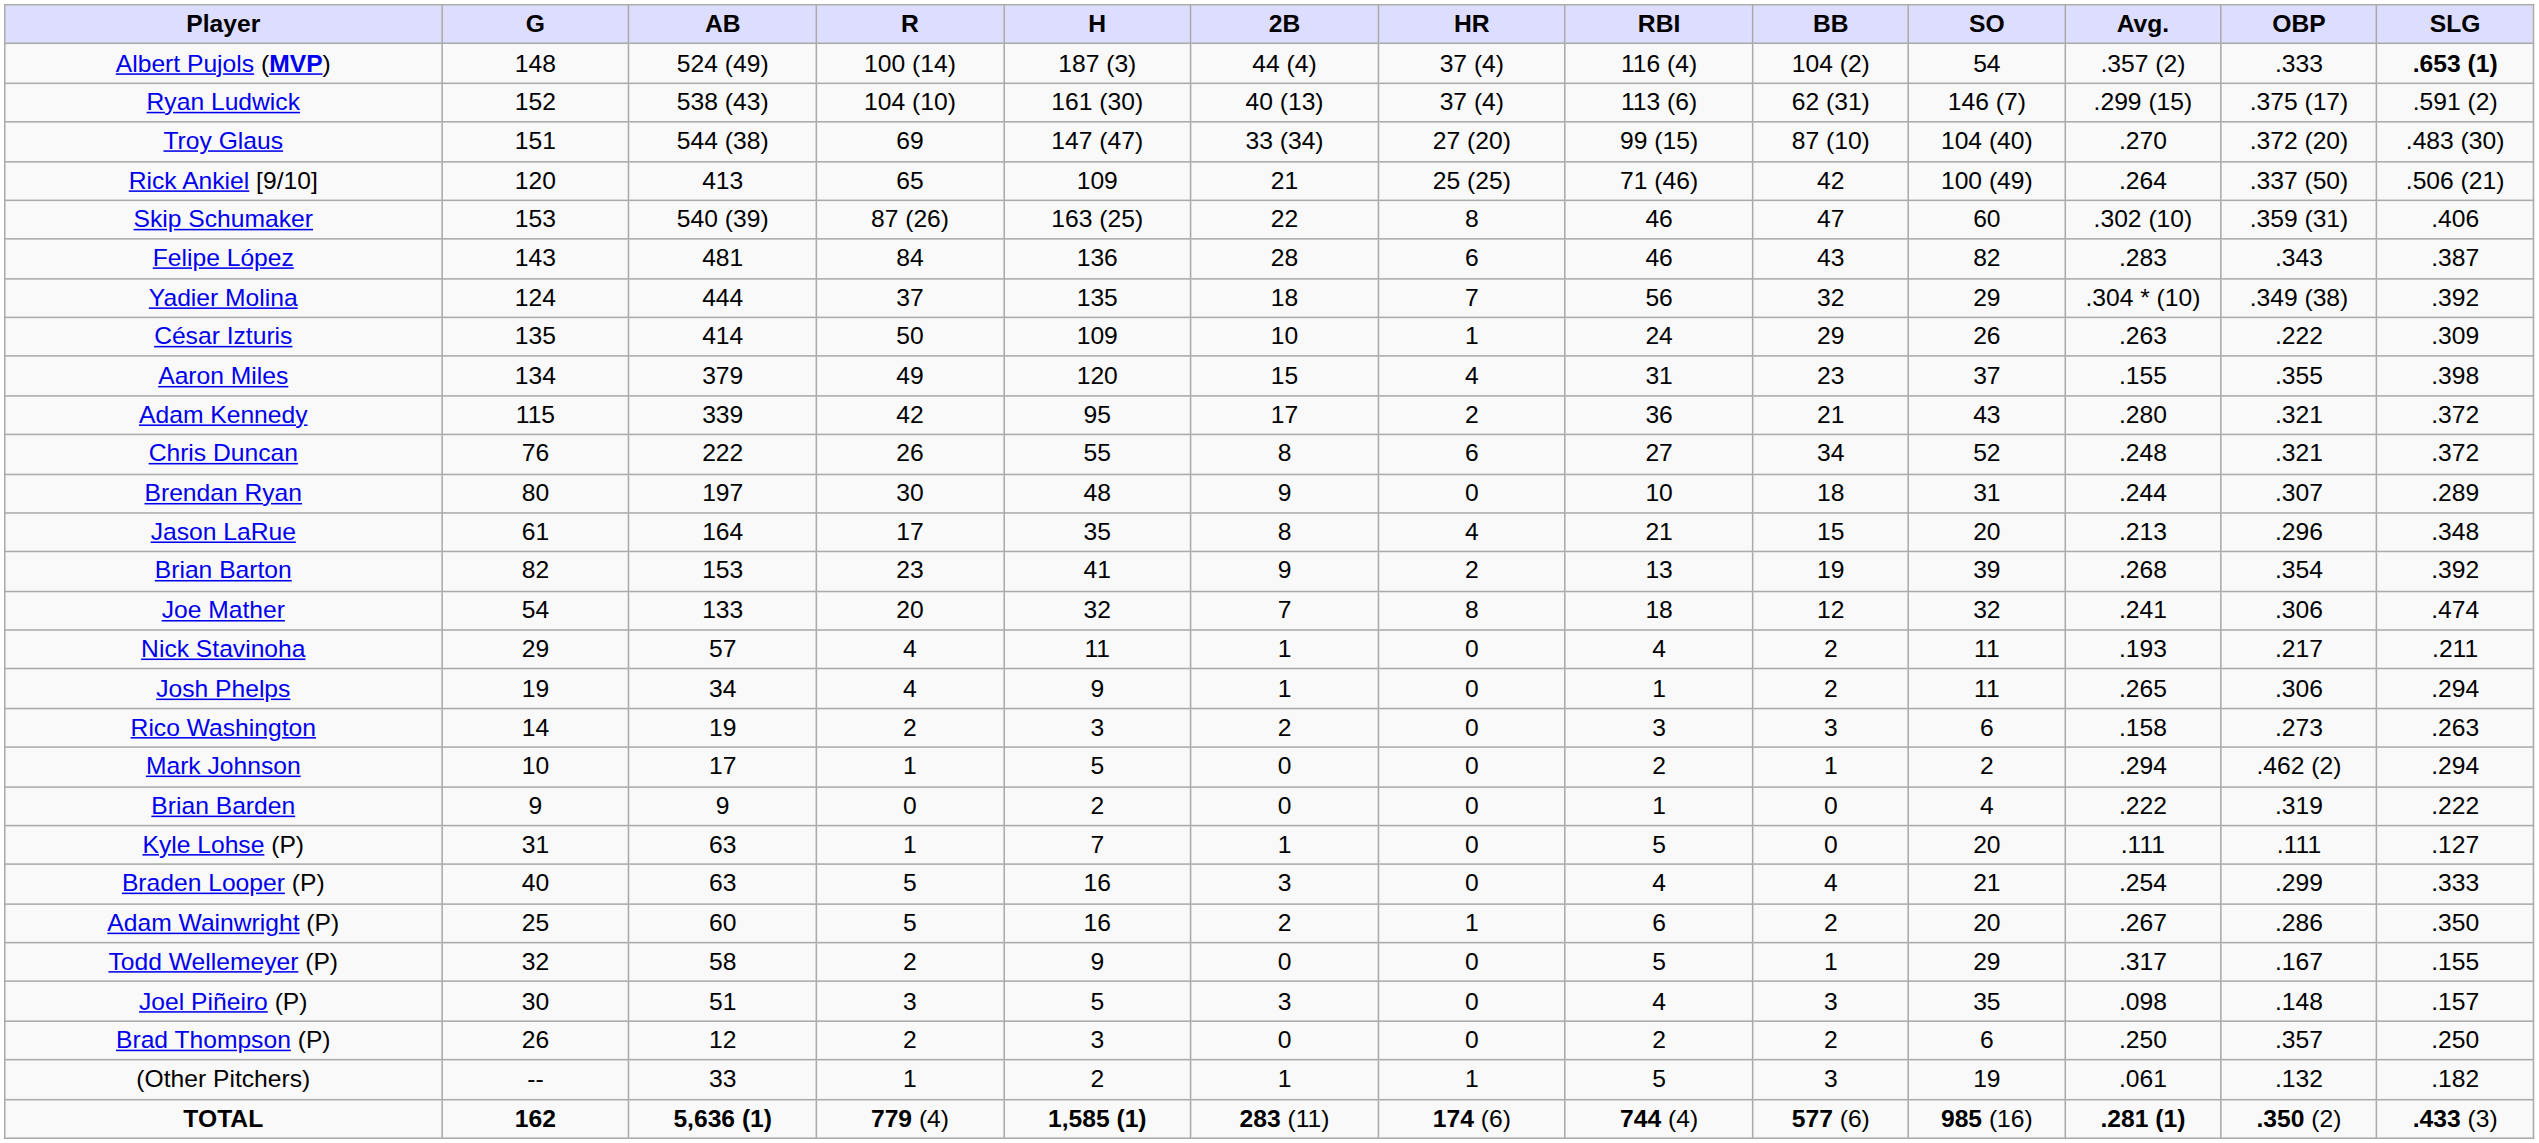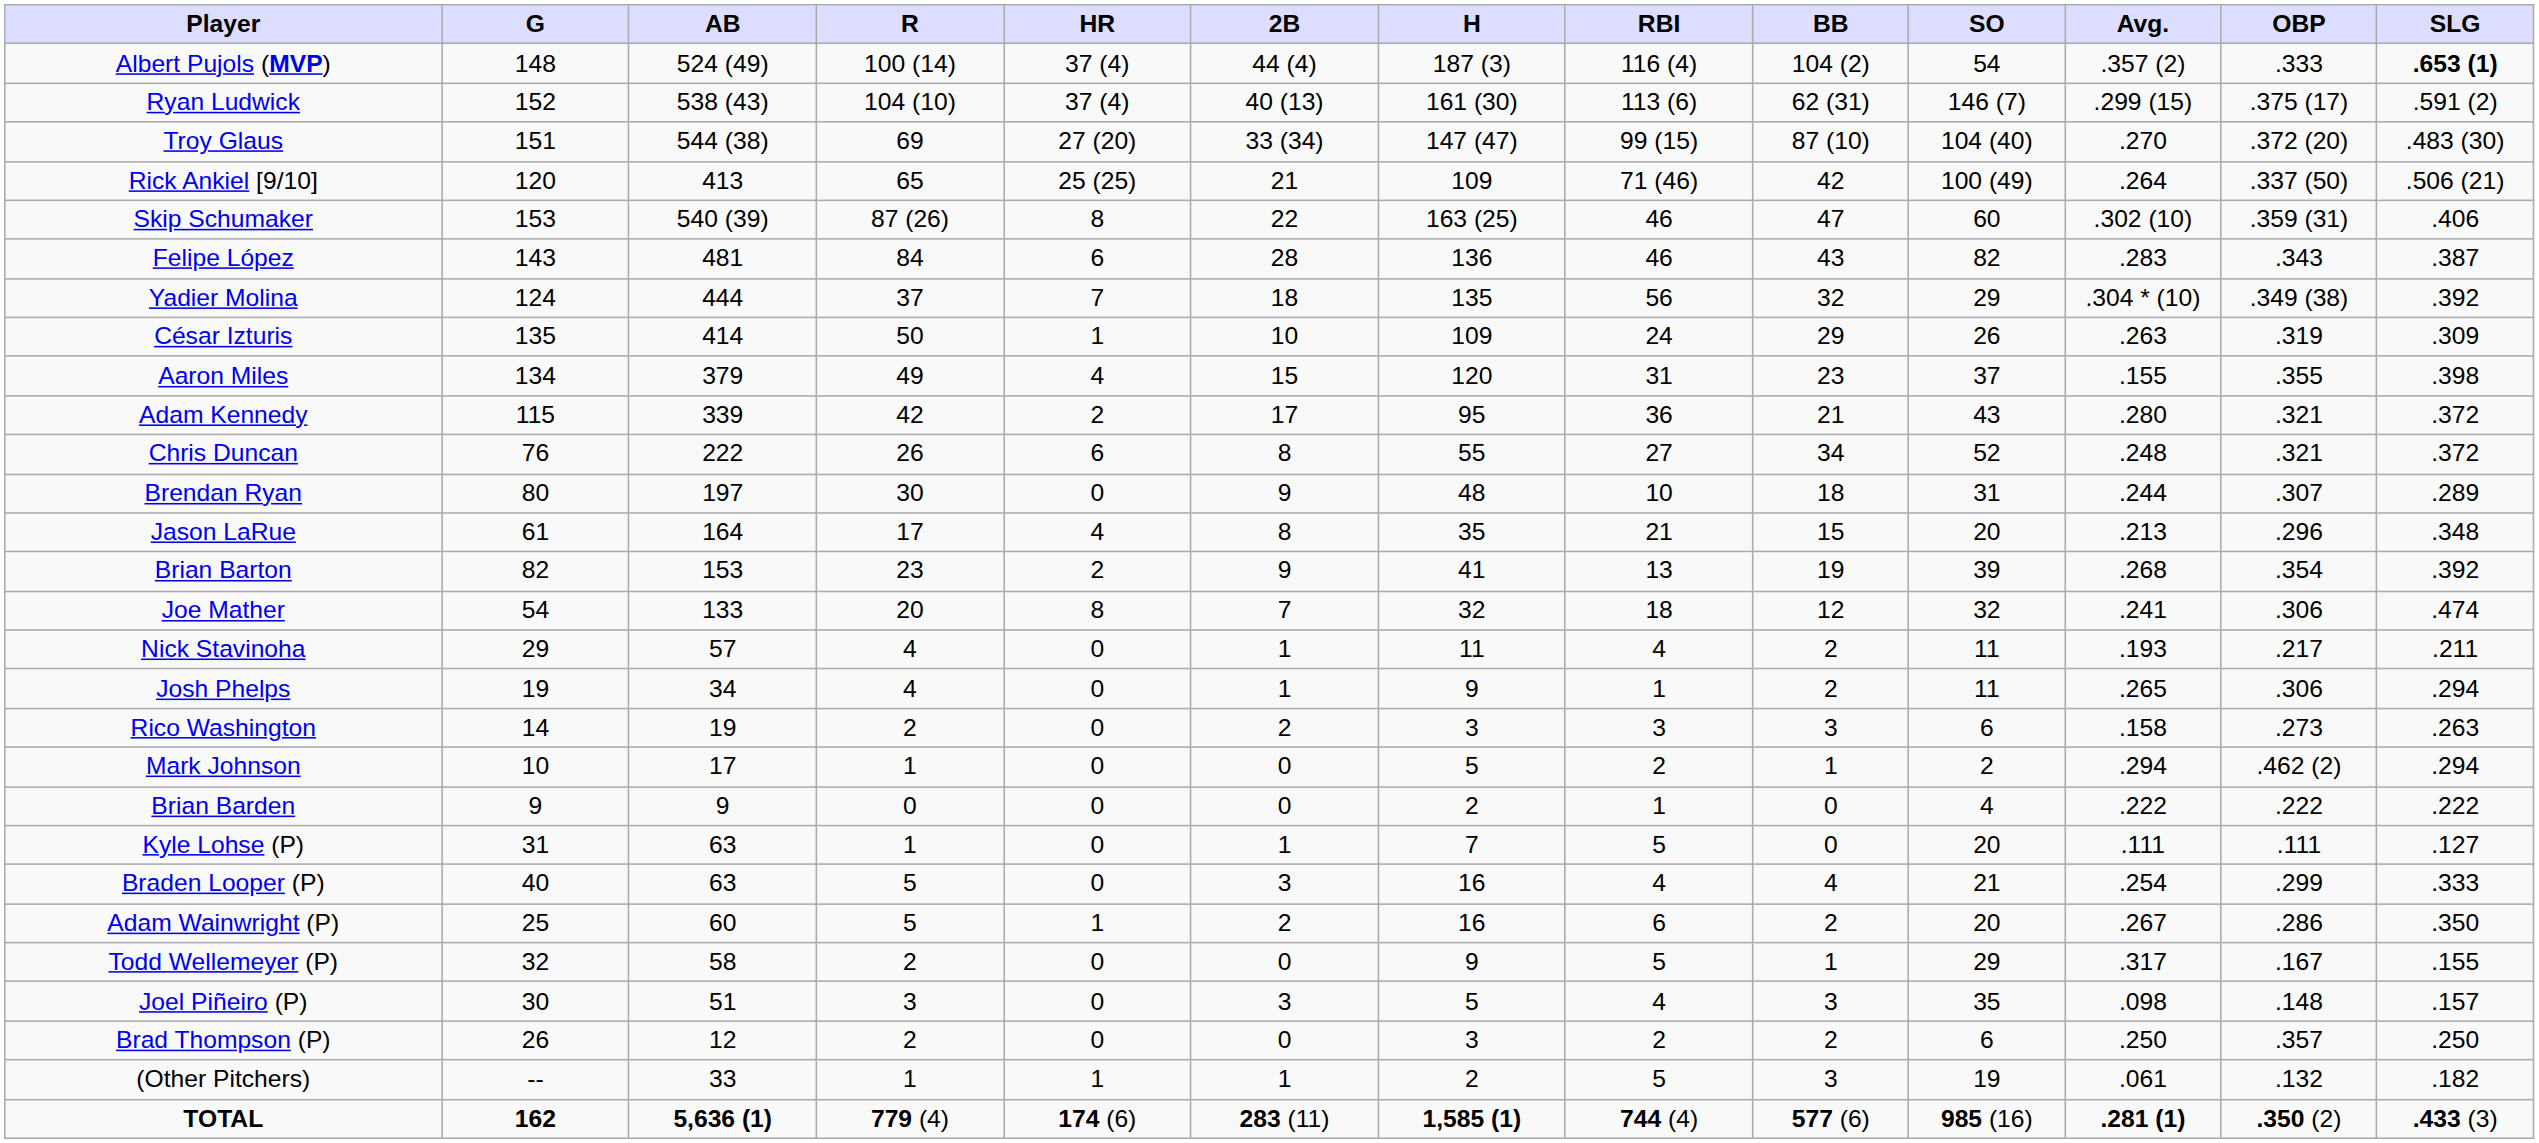columns swapped: (1097, 24) <-> (1472, 24)
(2299, 336) .222 -> (2299, 336) .319
(2299, 805) .319 -> (2299, 805) .222
